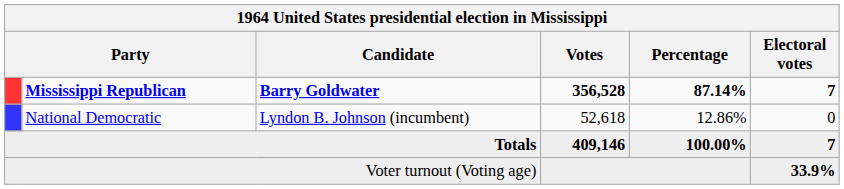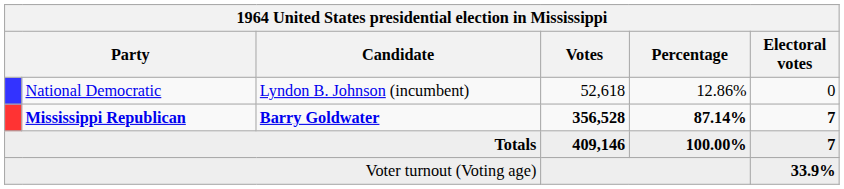rows swapped: (106, 90) <-> (93, 117)
